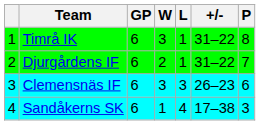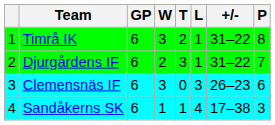+ column: (183, 16)
